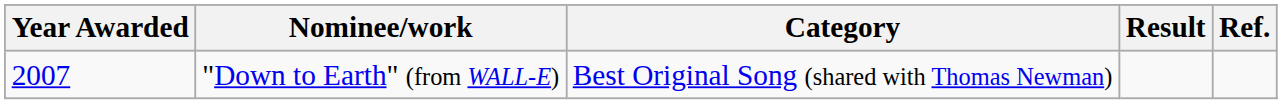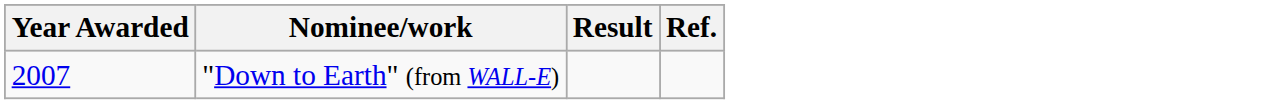- column: (843, 27)
